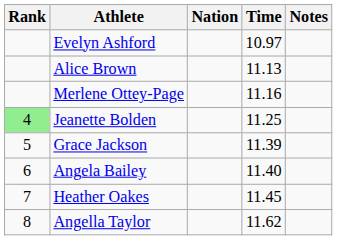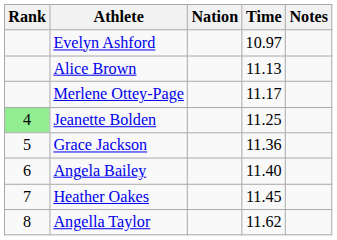(264, 94) 11.16 -> (264, 94) 11.17
(264, 145) 11.39 -> (264, 145) 11.36
